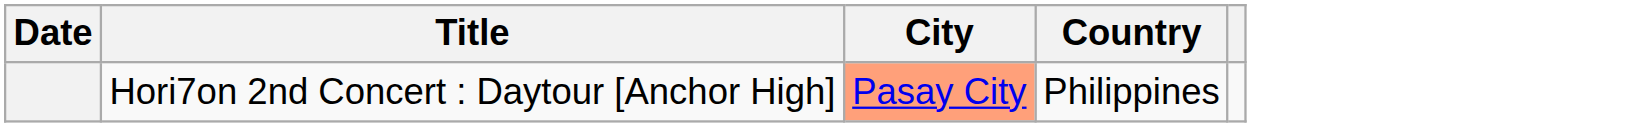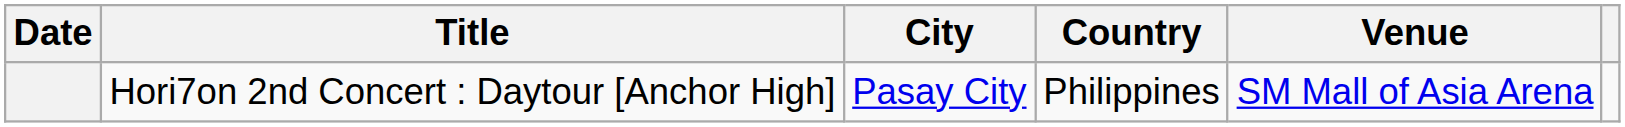+ column: (1415, 33)
(939, 91) lightsalmon background -> (939, 91) no background
